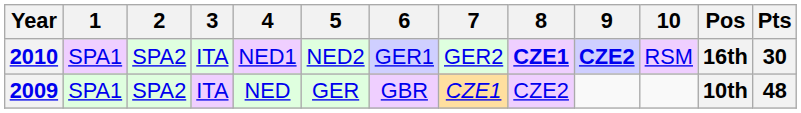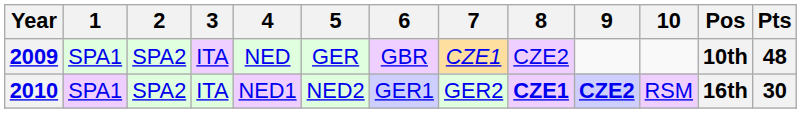rows swapped: (34, 90) <-> (34, 56)
